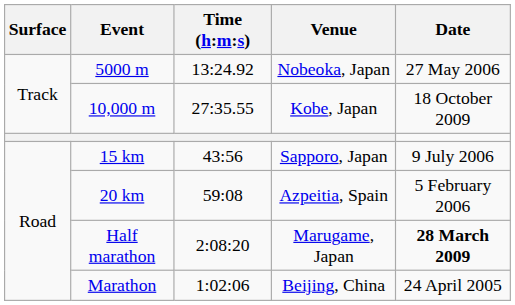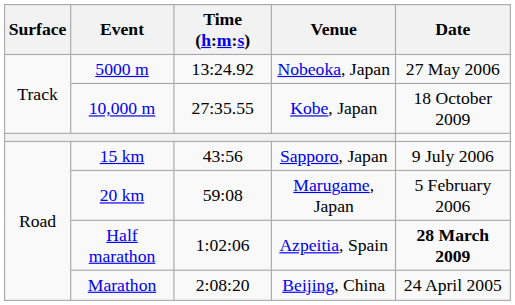(334, 195) Azpeitia, Spain -> (334, 195) Marugame, Japan
(223, 245) 2:08:20 -> (223, 245) 1:02:06
(334, 245) Marugame, Japan -> (334, 245) Azpeitia, Spain
(223, 285) 1:02:06 -> (223, 285) 2:08:20
